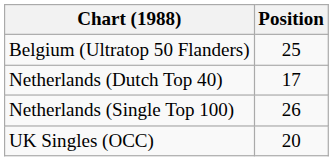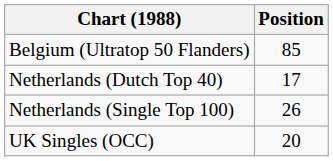(291, 49) 25 -> (291, 49) 85
